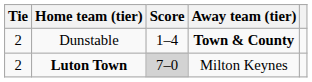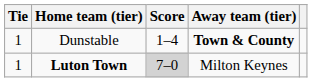(18, 40) 2 -> (18, 40) 1
(18, 64) 2 -> (18, 64) 1
